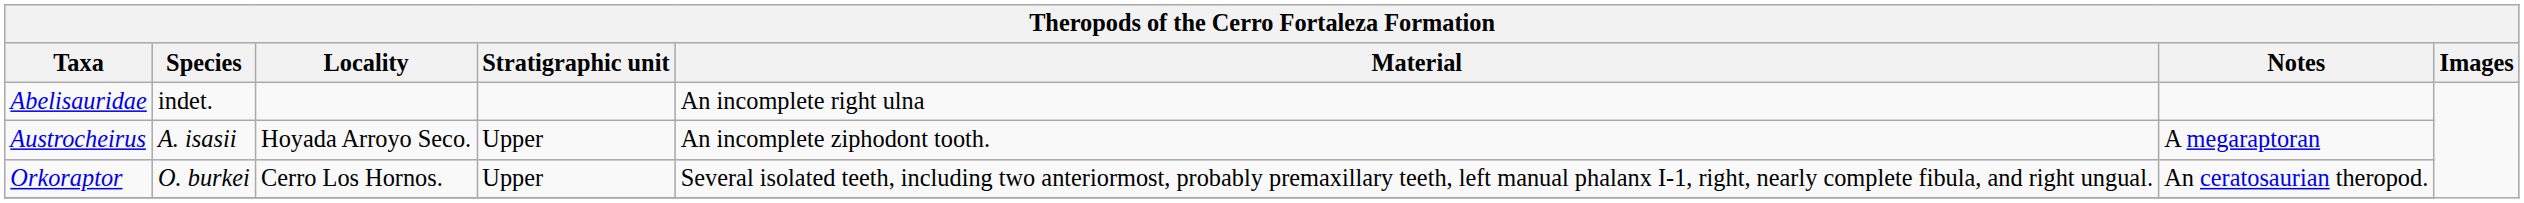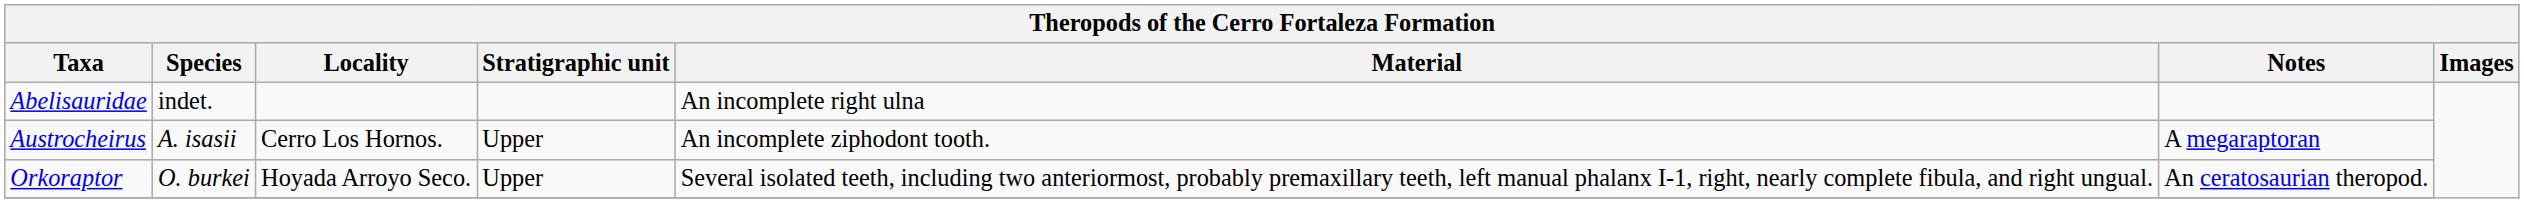(366, 139) Hoyada Arroyo Seco. -> (352, 139) Cerro Los Hornos.
(352, 178) Cerro Los Hornos. -> (366, 178) Hoyada Arroyo Seco.
